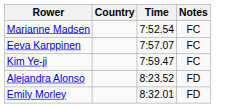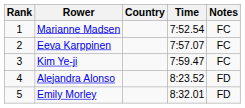+ column: (19, 12)
